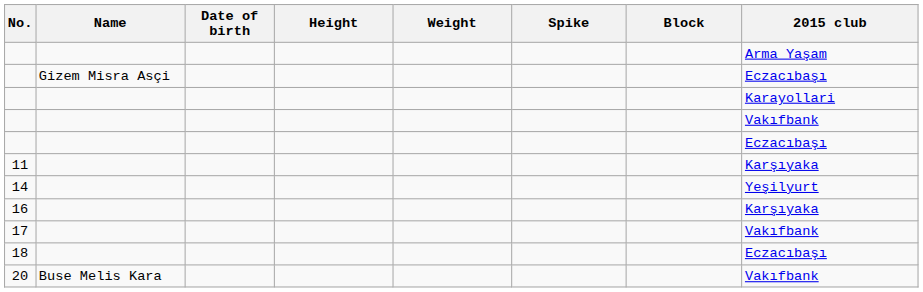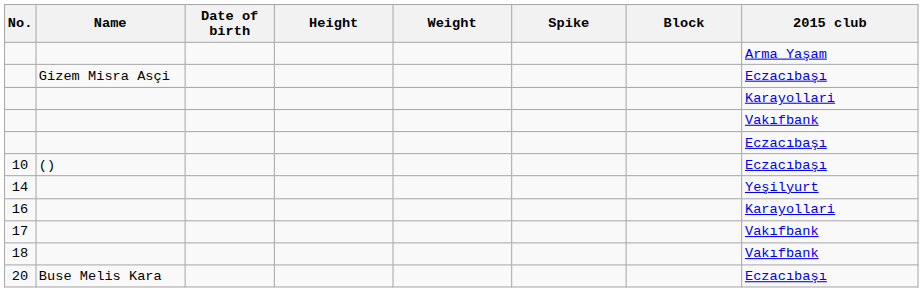+ row: (20, 165)
- row: (20, 165)
(782, 209) Karşıyaka -> (790, 209) Karayollari
(786, 254) Eczacıbaşı -> (782, 254) Vakıfbank
(782, 276) Vakıfbank -> (786, 276) Eczacıbaşı
